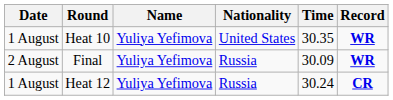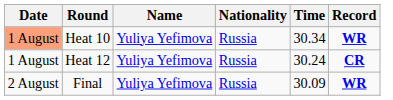(33, 38) no background -> (33, 38) lightsalmon background
(257, 38) United States -> (238, 38) Russia
(318, 38) 30.35 -> (309, 38) 30.34
rows swapped: (88, 83) <-> (88, 60)
